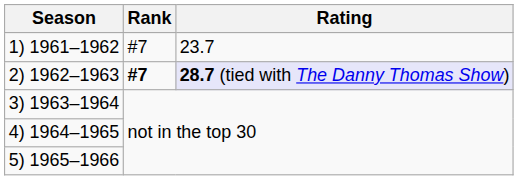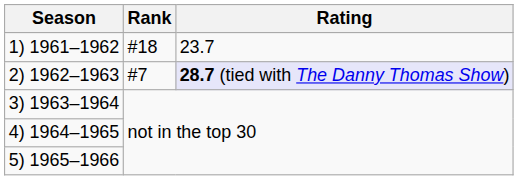(138, 47) #7 -> (143, 47) #18
(138, 75) bold -> (138, 75) normal
